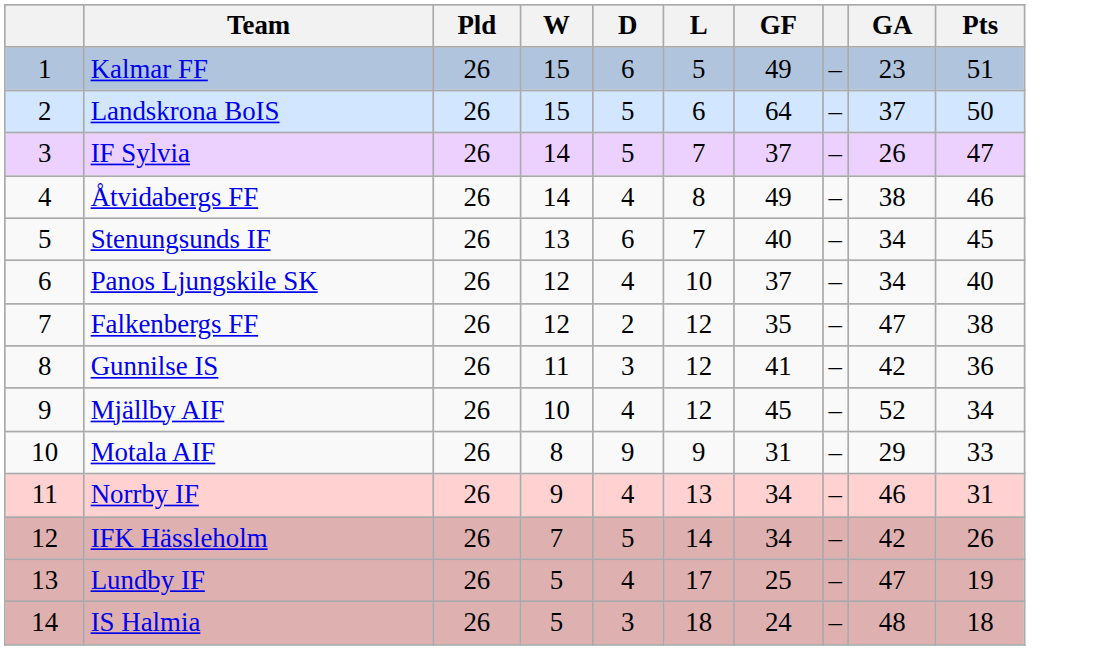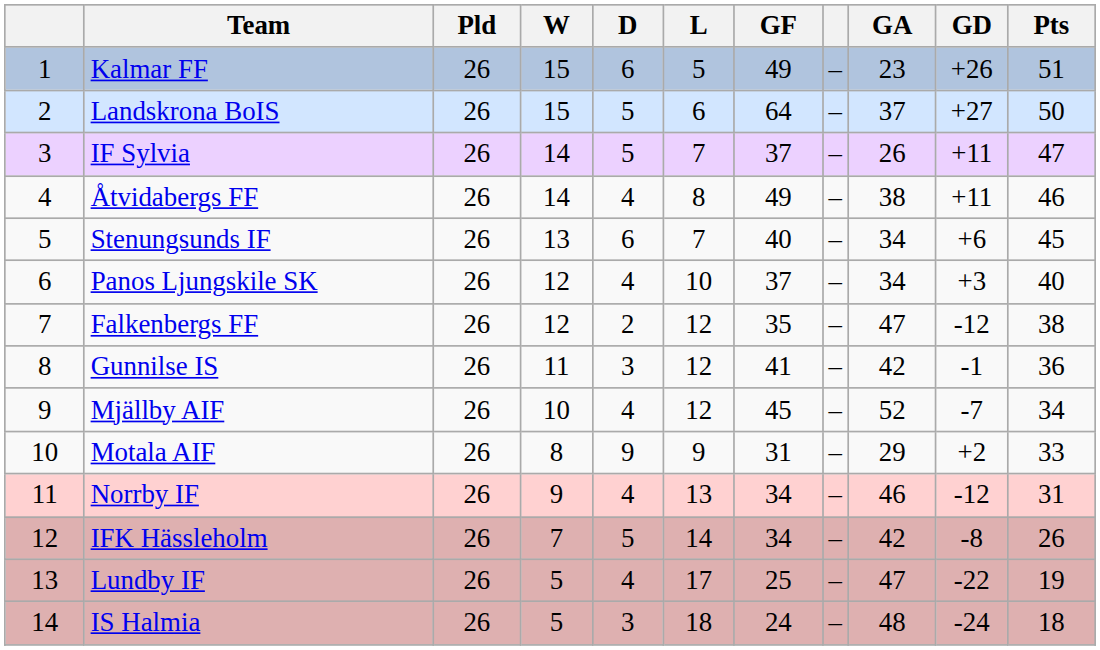+ column: (972, 25)
